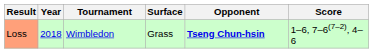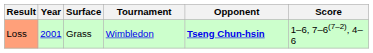columns swapped: (105, 12) <-> (165, 12)
(51, 34) 2018 -> (51, 34) 2001
